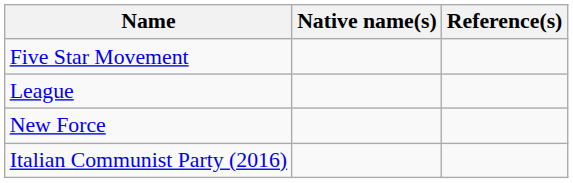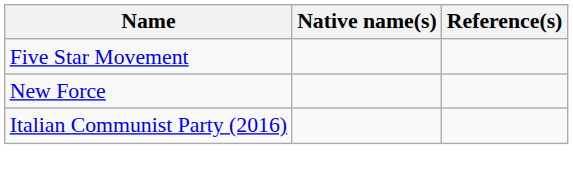- row: (42, 90)
